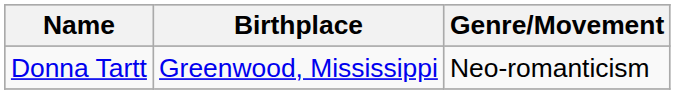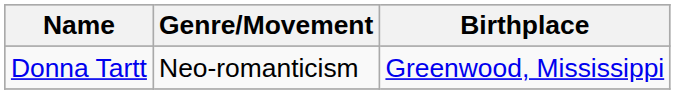columns swapped: (298, 25) <-> (557, 25)
